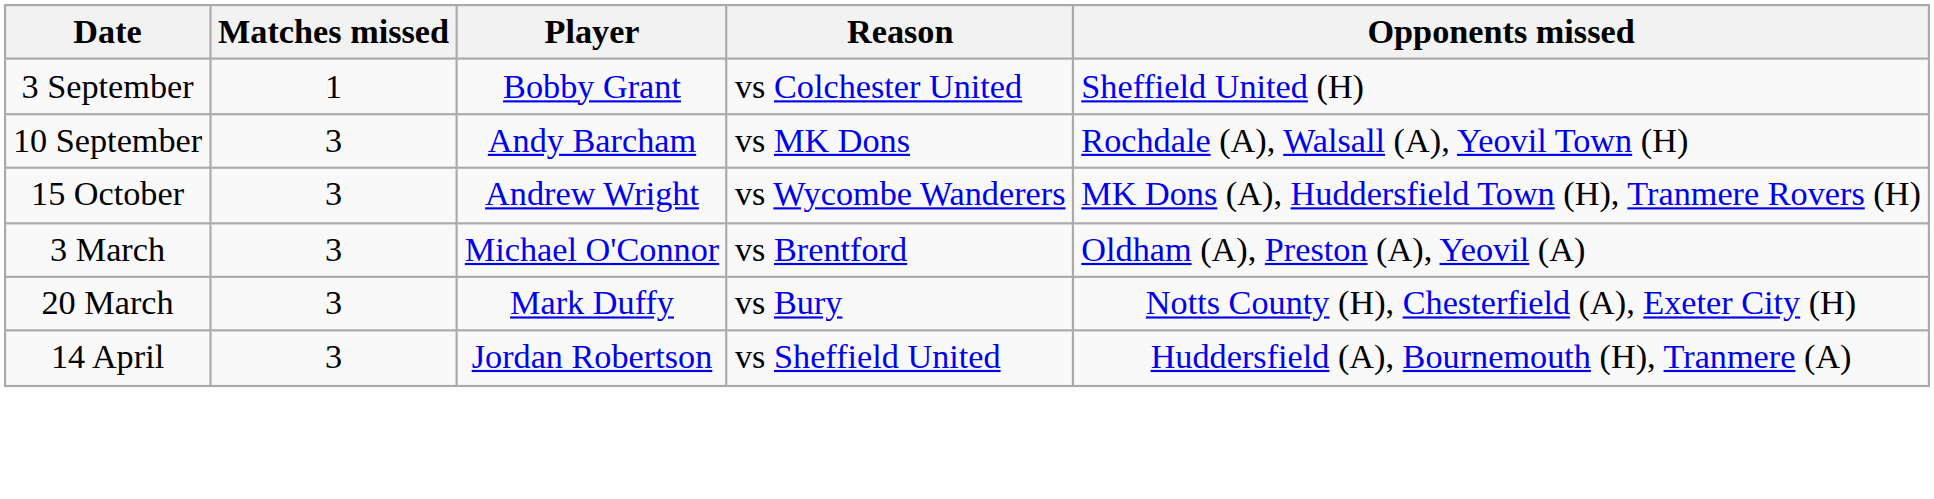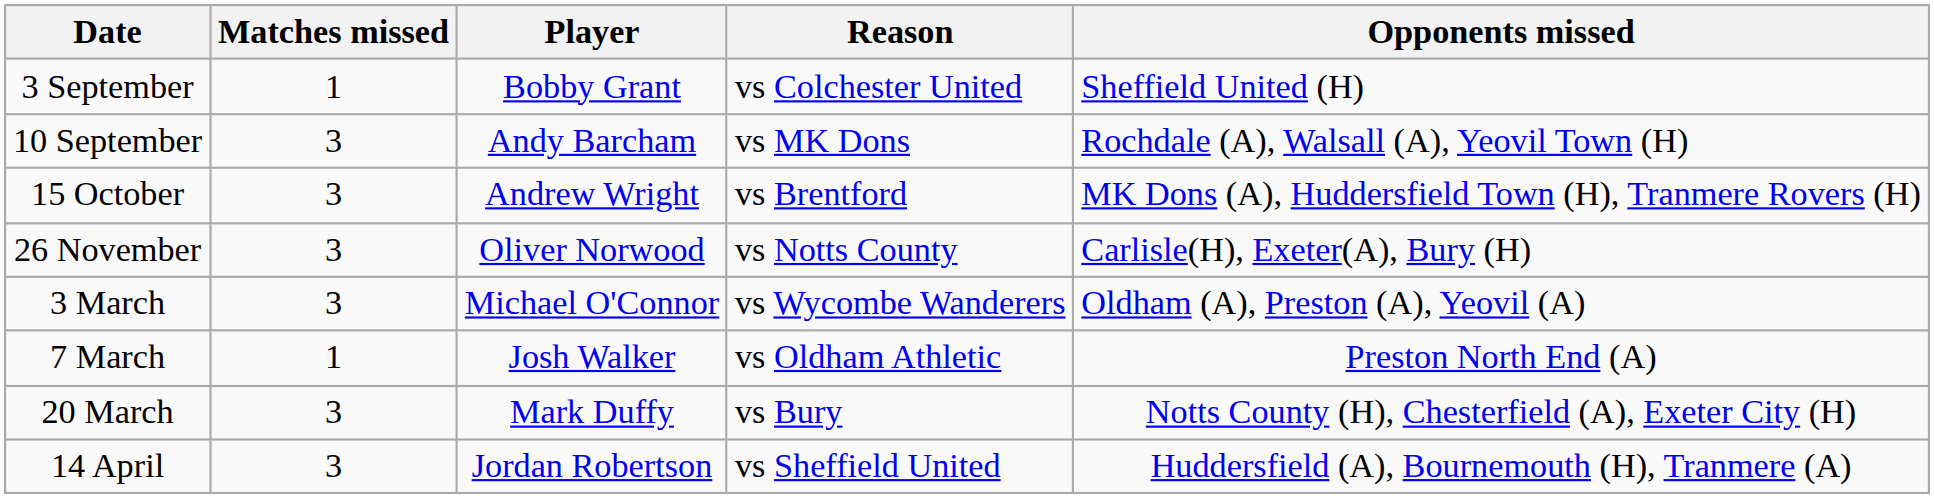(900, 194) vs Wycombe Wanderers -> (821, 194) vs Brentford
+ row: (108, 248)
(821, 248) vs Brentford -> (900, 303) vs Wycombe Wanderers
+ row: (108, 357)
